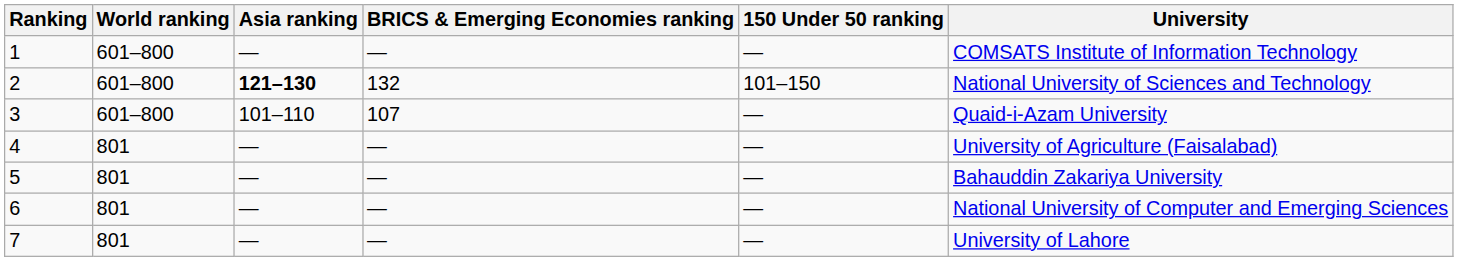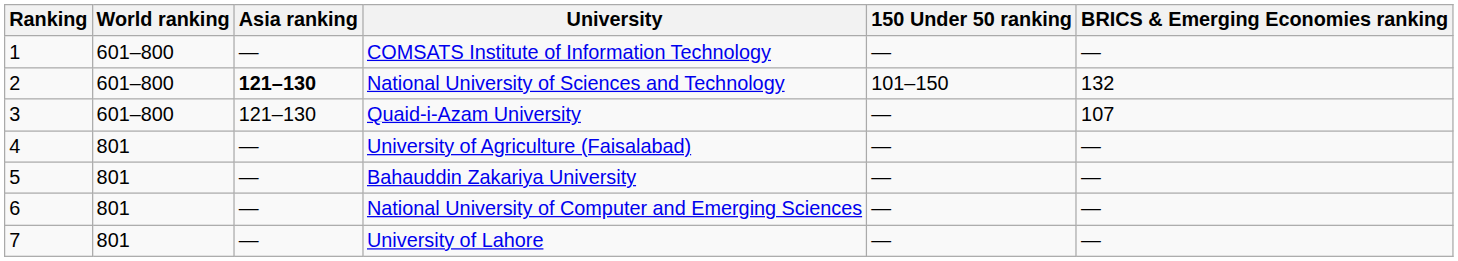columns swapped: (551, 20) <-> (1201, 20)
(277, 114) 101–110 -> (277, 114) 121–130
